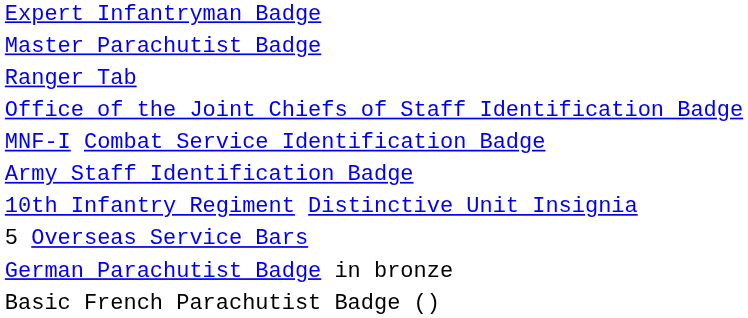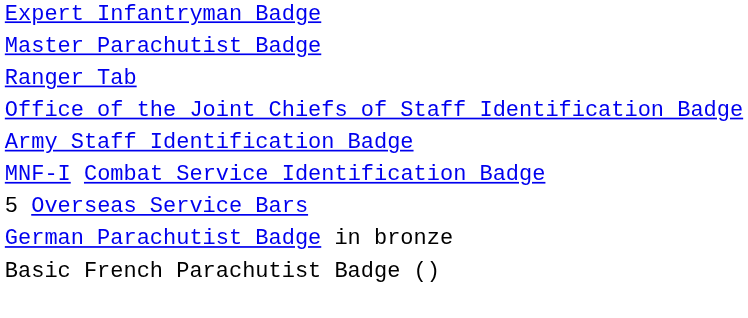rows swapped: (209, 174) <-> (275, 142)
- row: (321, 206)
